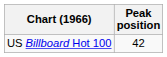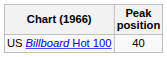(138, 43) 42 -> (138, 43) 40
